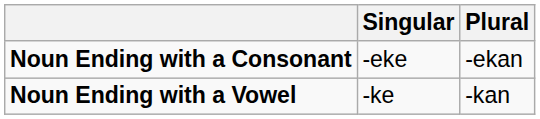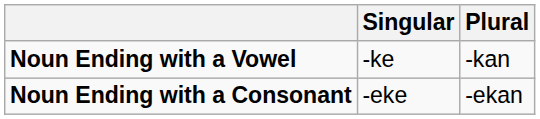rows swapped: (153, 95) <-> (181, 59)
